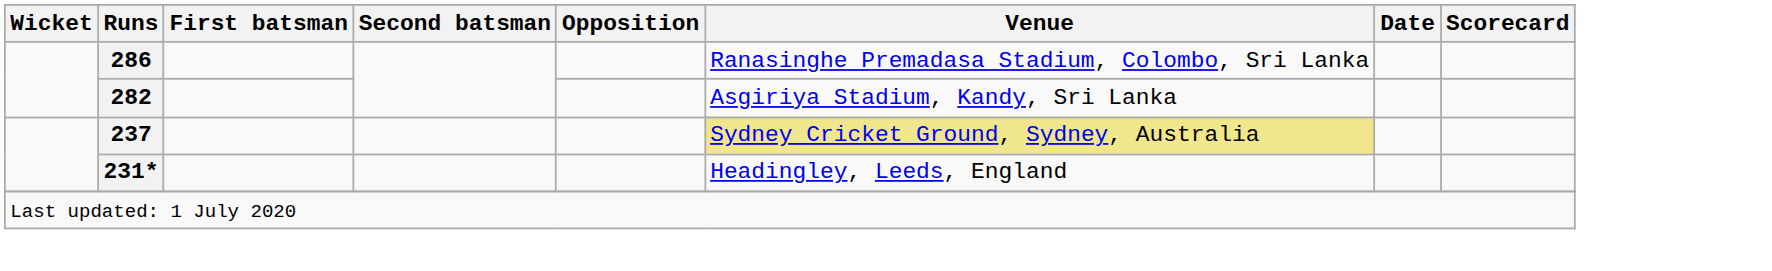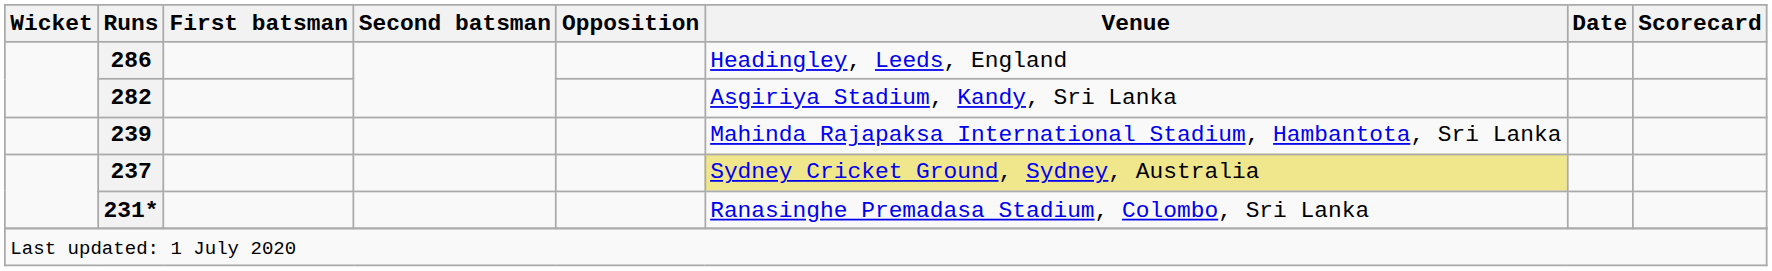(1040, 61) Ranasinghe Premadasa Stadium, Colombo, Sri Lanka -> (889, 61) Headingley, Leeds, England
+ row: (131, 135)
(889, 173) Headingley, Leeds, England -> (1040, 210) Ranasinghe Premadasa Stadium, Colombo, Sri Lanka
